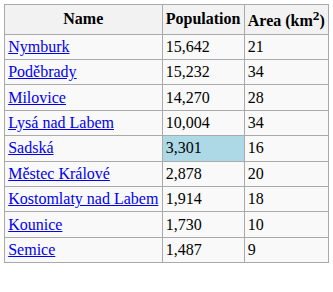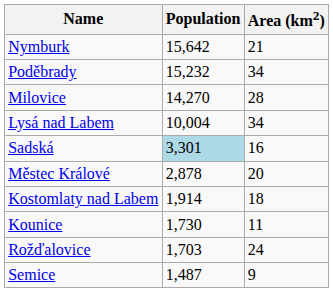(256, 224) 10 -> (256, 224) 11
+ row: (49, 249)
